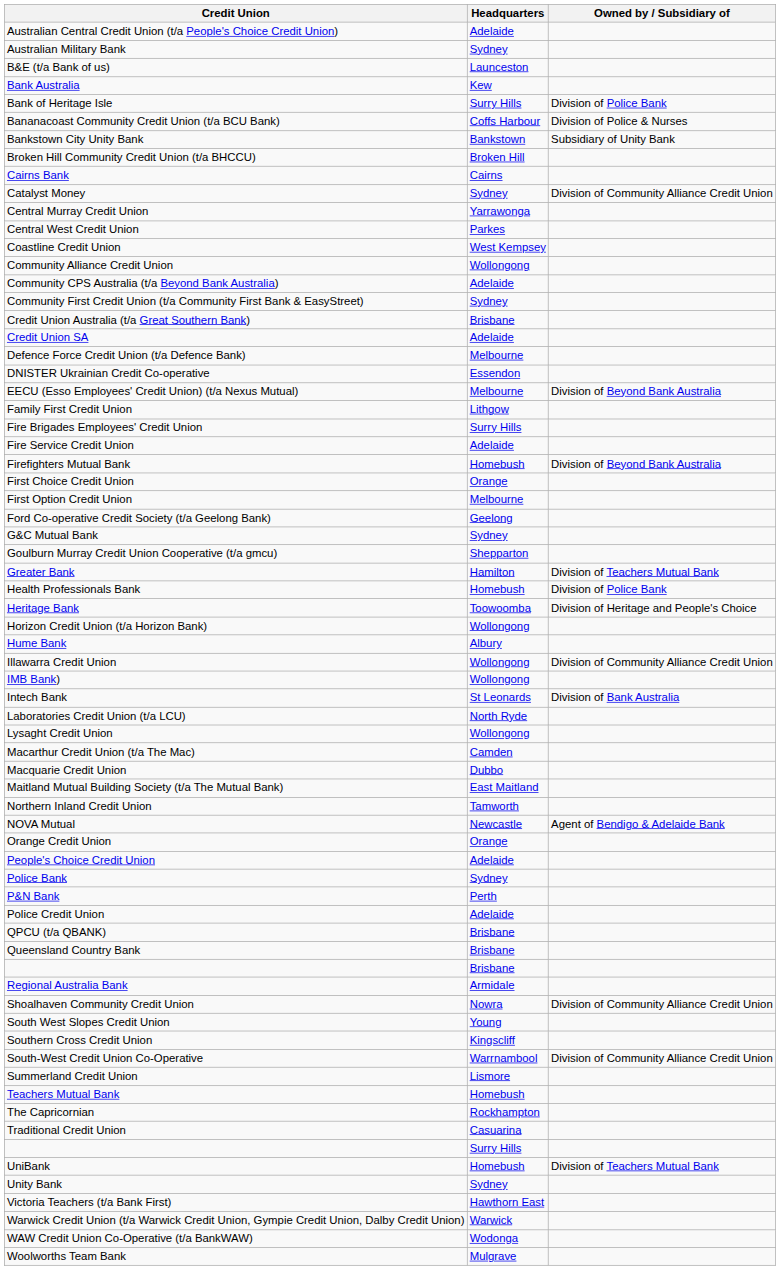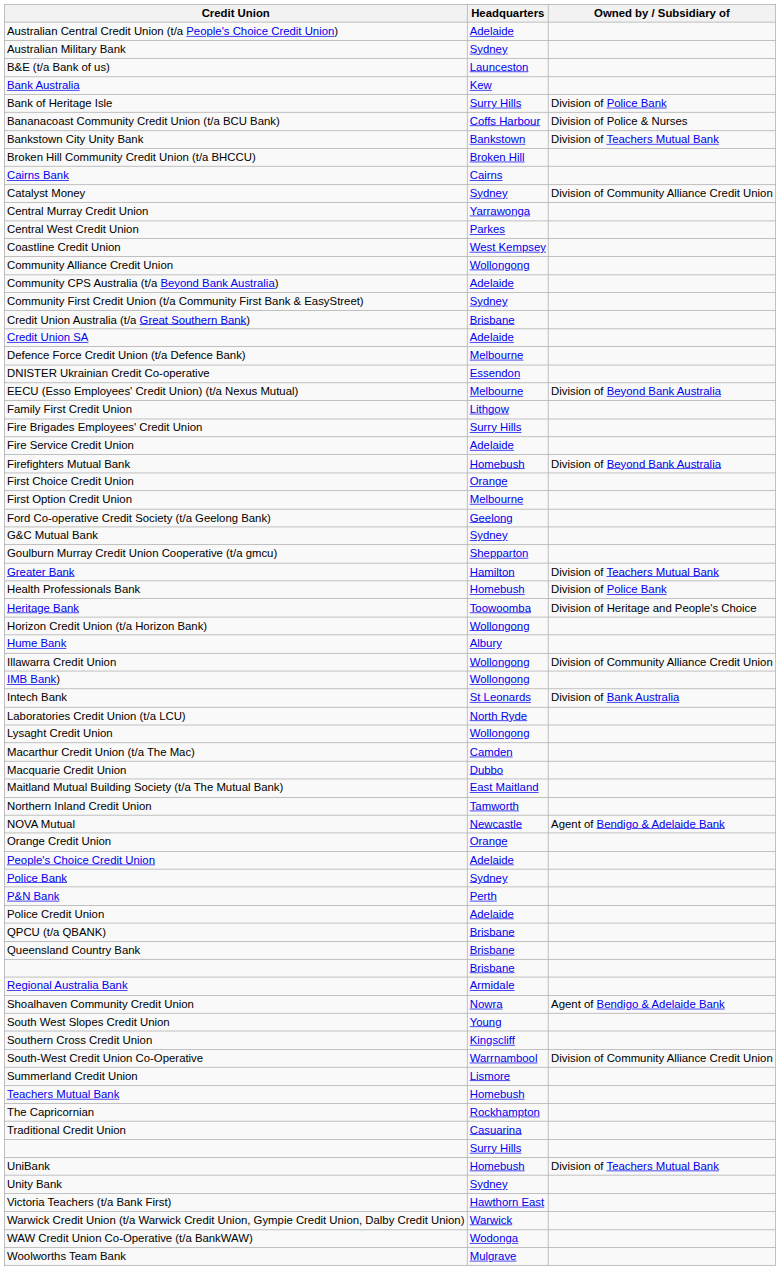(613, 139) Subsidiary of Unity Bank -> (635, 139) Division of Teachers Mutual Bank
(662, 1004) Division of Community Alliance Credit Union -> (638, 1004) Agent of Bendigo & Adelaide Bank
